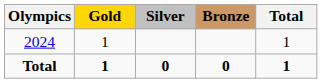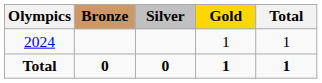columns swapped: (105, 16) <-> (226, 16)
